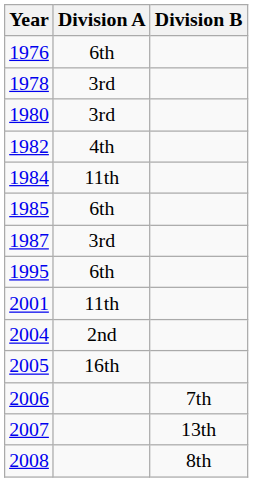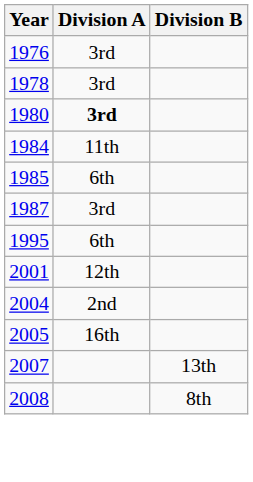(102, 51) 6th -> (102, 51) 3rd
(102, 114) normal -> (102, 114) bold
- row: (29, 146)
(102, 303) 11th -> (102, 271) 12th
- row: (29, 397)
